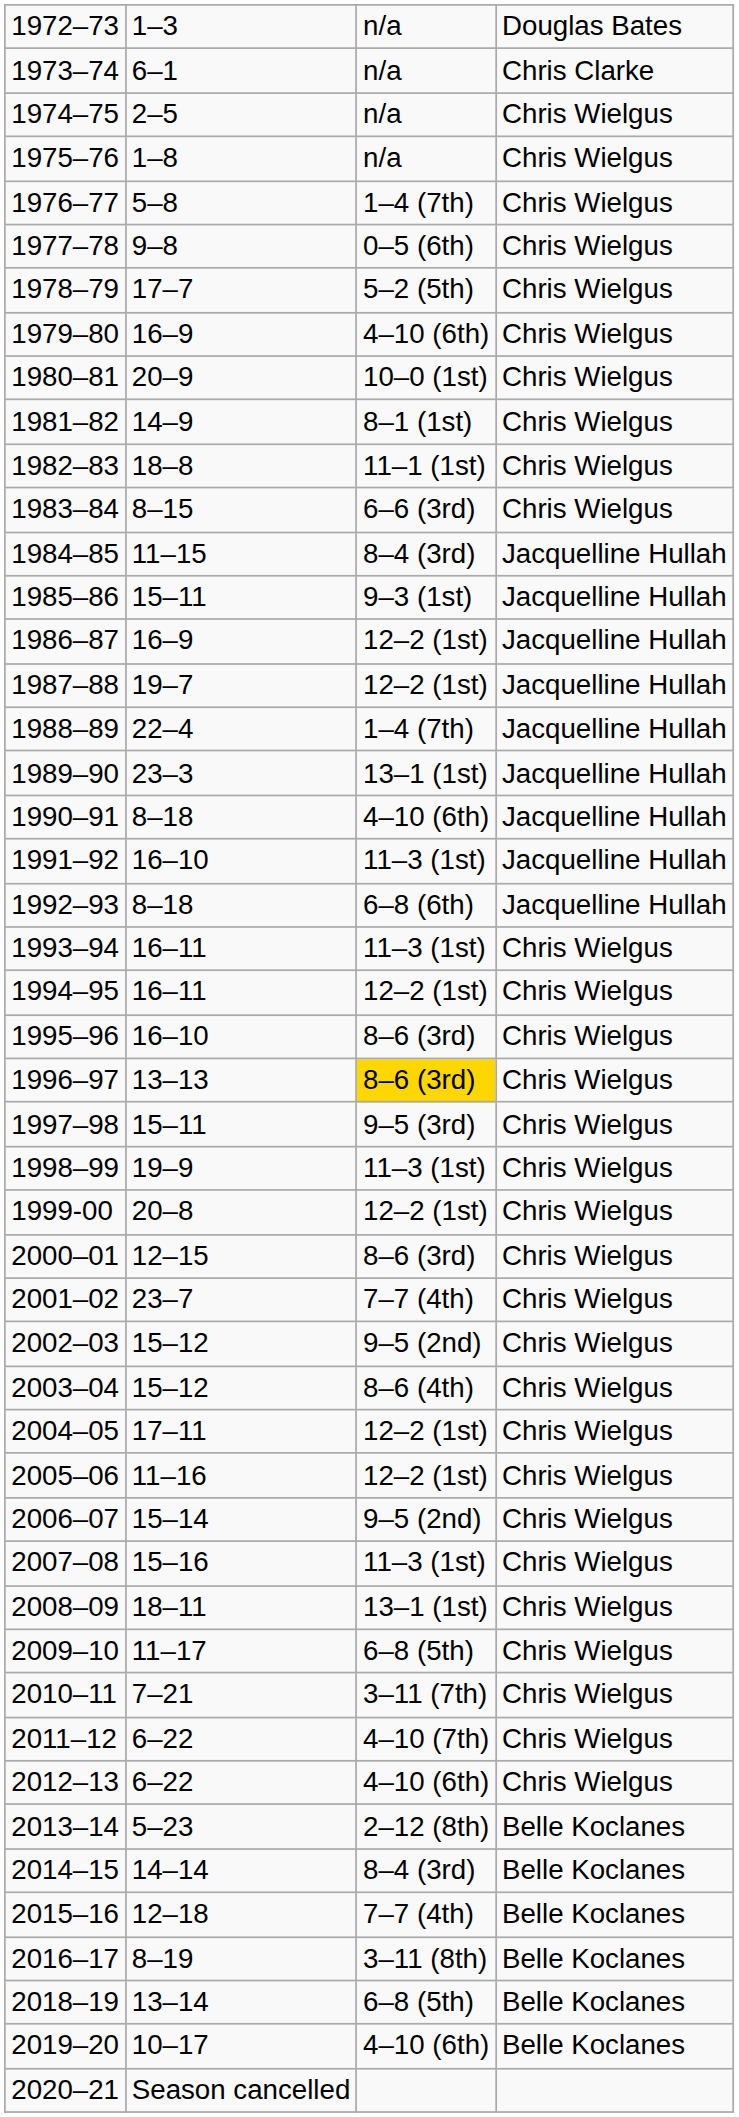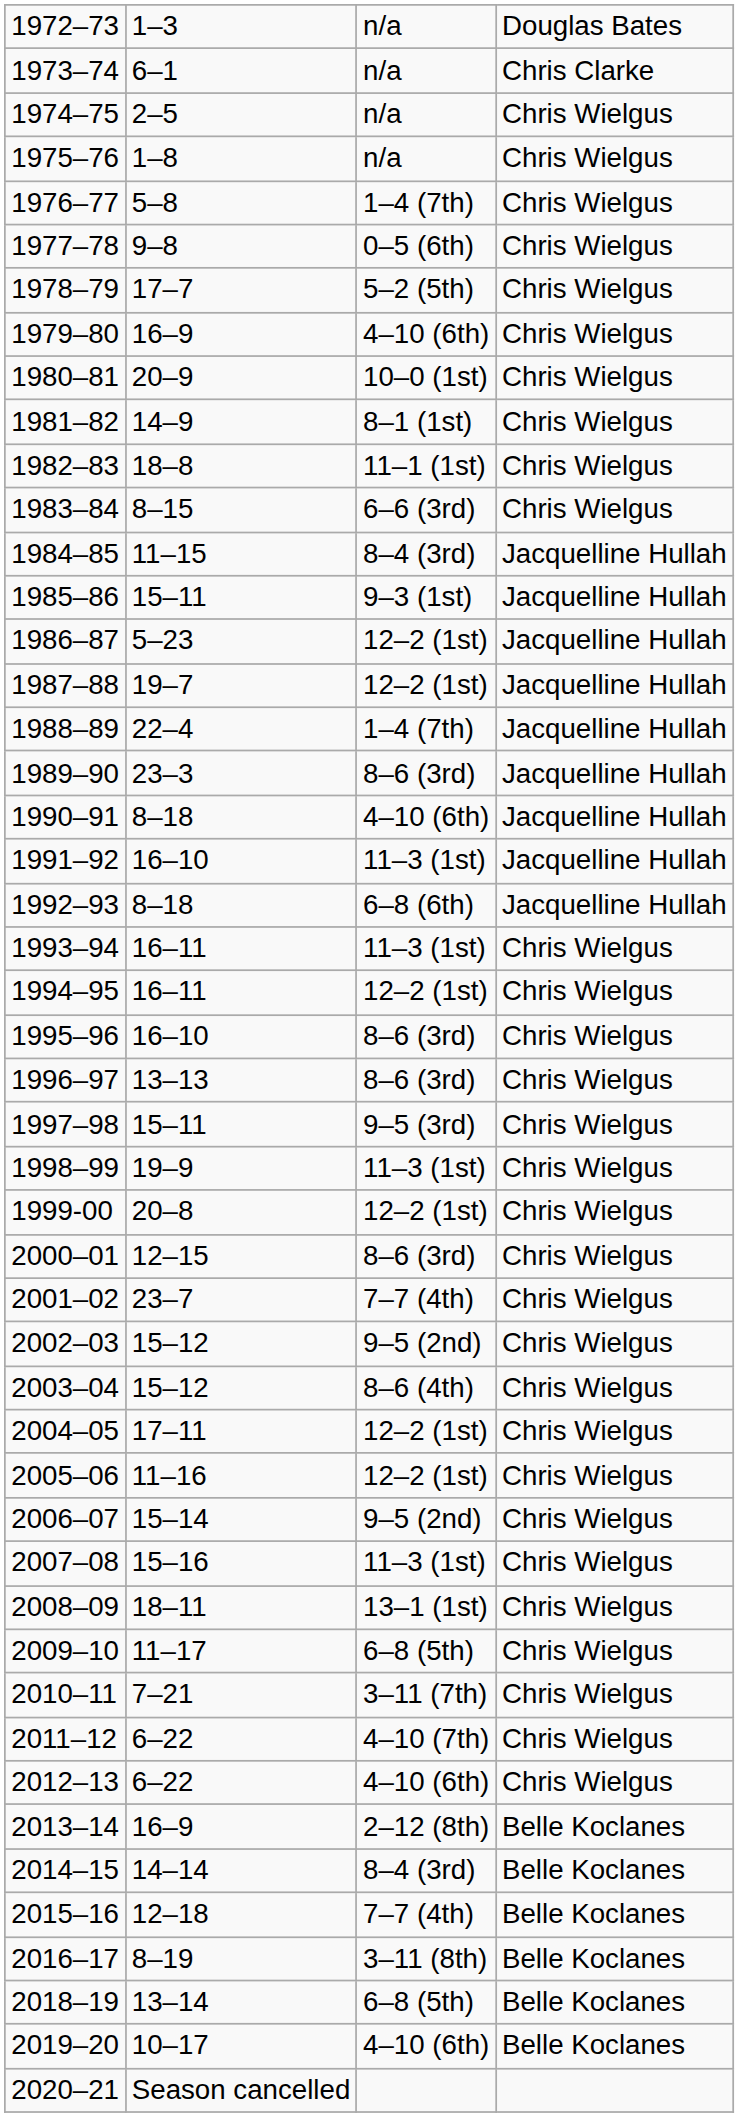(163, 641) 16–9 -> (163, 641) 5–23
(425, 772) 13–1 (1st) -> (419, 772) 8–6 (3rd)
(419, 1080) gold background -> (419, 1080) no background
(163, 1826) 5–23 -> (163, 1826) 16–9
